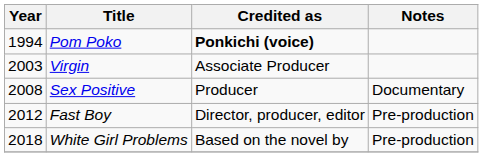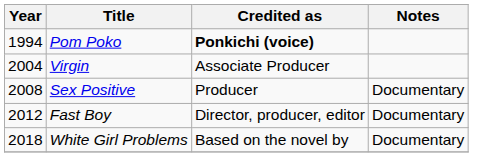(25, 66) 2003 -> (25, 66) 2004
(423, 115) Pre-production -> (418, 115) Documentary
(423, 139) Pre-production -> (418, 139) Documentary
